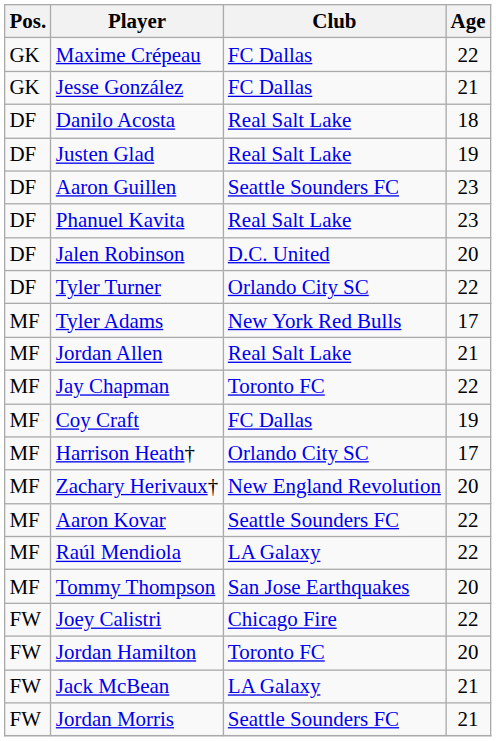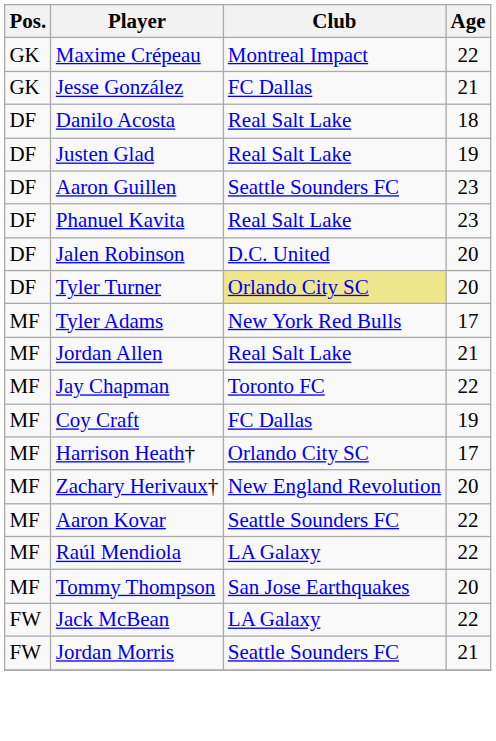(270, 54) FC Dallas -> (298, 54) Montreal Impact
(298, 287) no background -> (298, 287) khaki background
(468, 287) 22 -> (468, 287) 20
- row: (109, 619)
- row: (126, 652)
(468, 685) 21 -> (468, 619) 22
